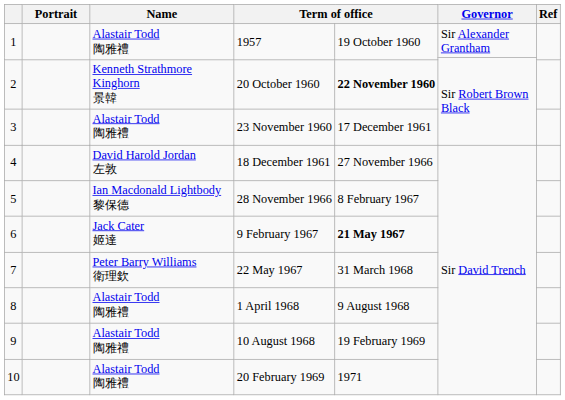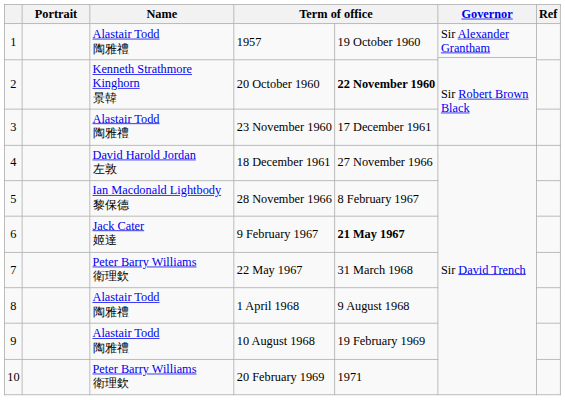(126, 376) Alastair Todd 陶雅禮 -> (144, 376) Peter Barry Williams 衛理欽
